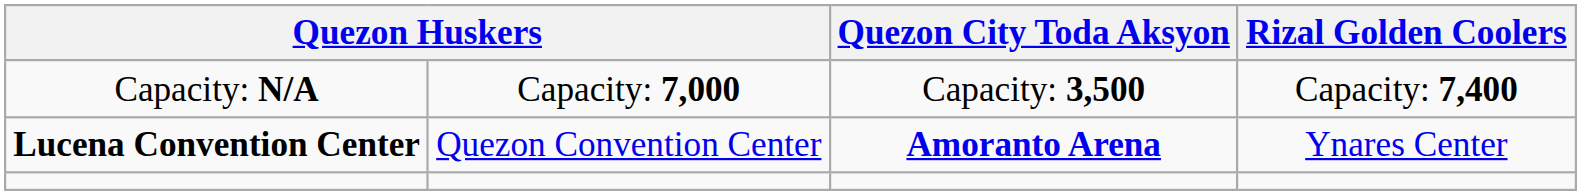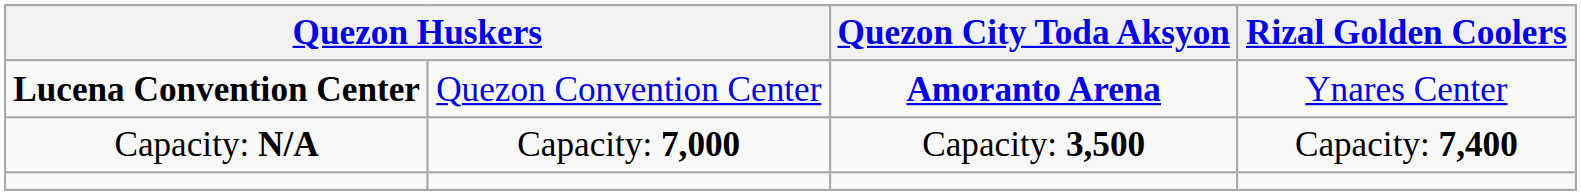rows swapped: (217, 144) <-> (217, 88)
